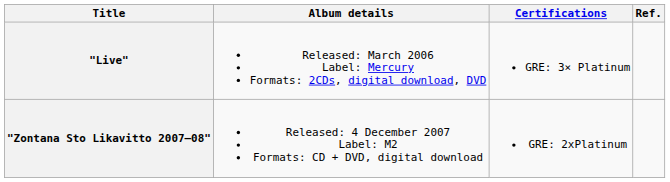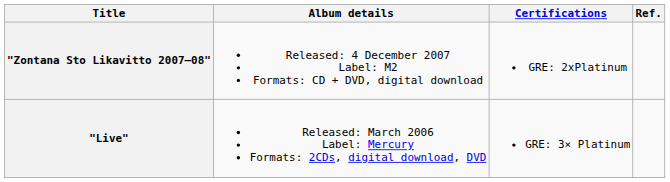rows swapped: (109, 61) <-> (109, 138)
